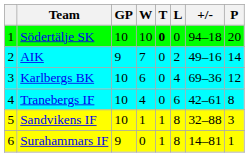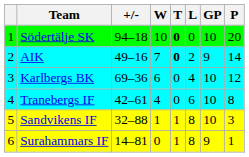columns swapped: (124, 15) <-> (205, 15)
(162, 57) normal -> (177, 57) bold
